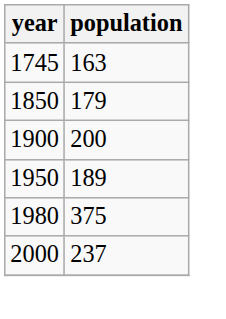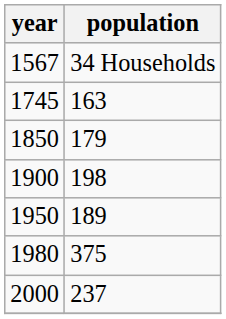+ row: (35, 62)
(88, 139) 200 -> (88, 178) 198
